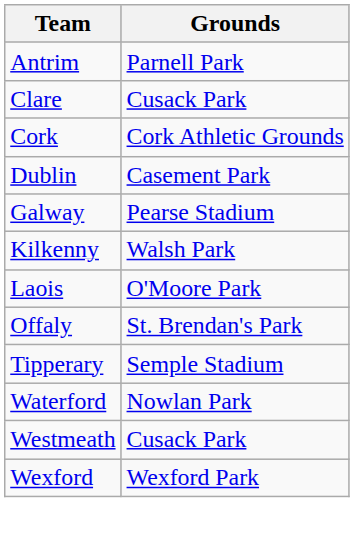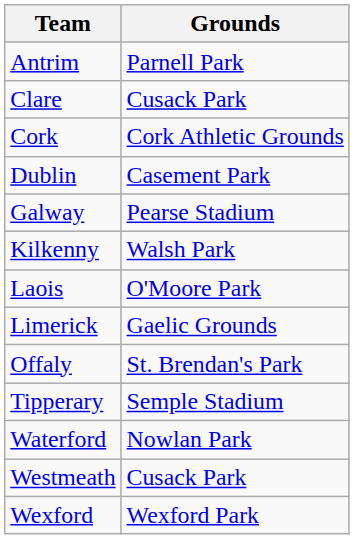+ row: (54, 325)
